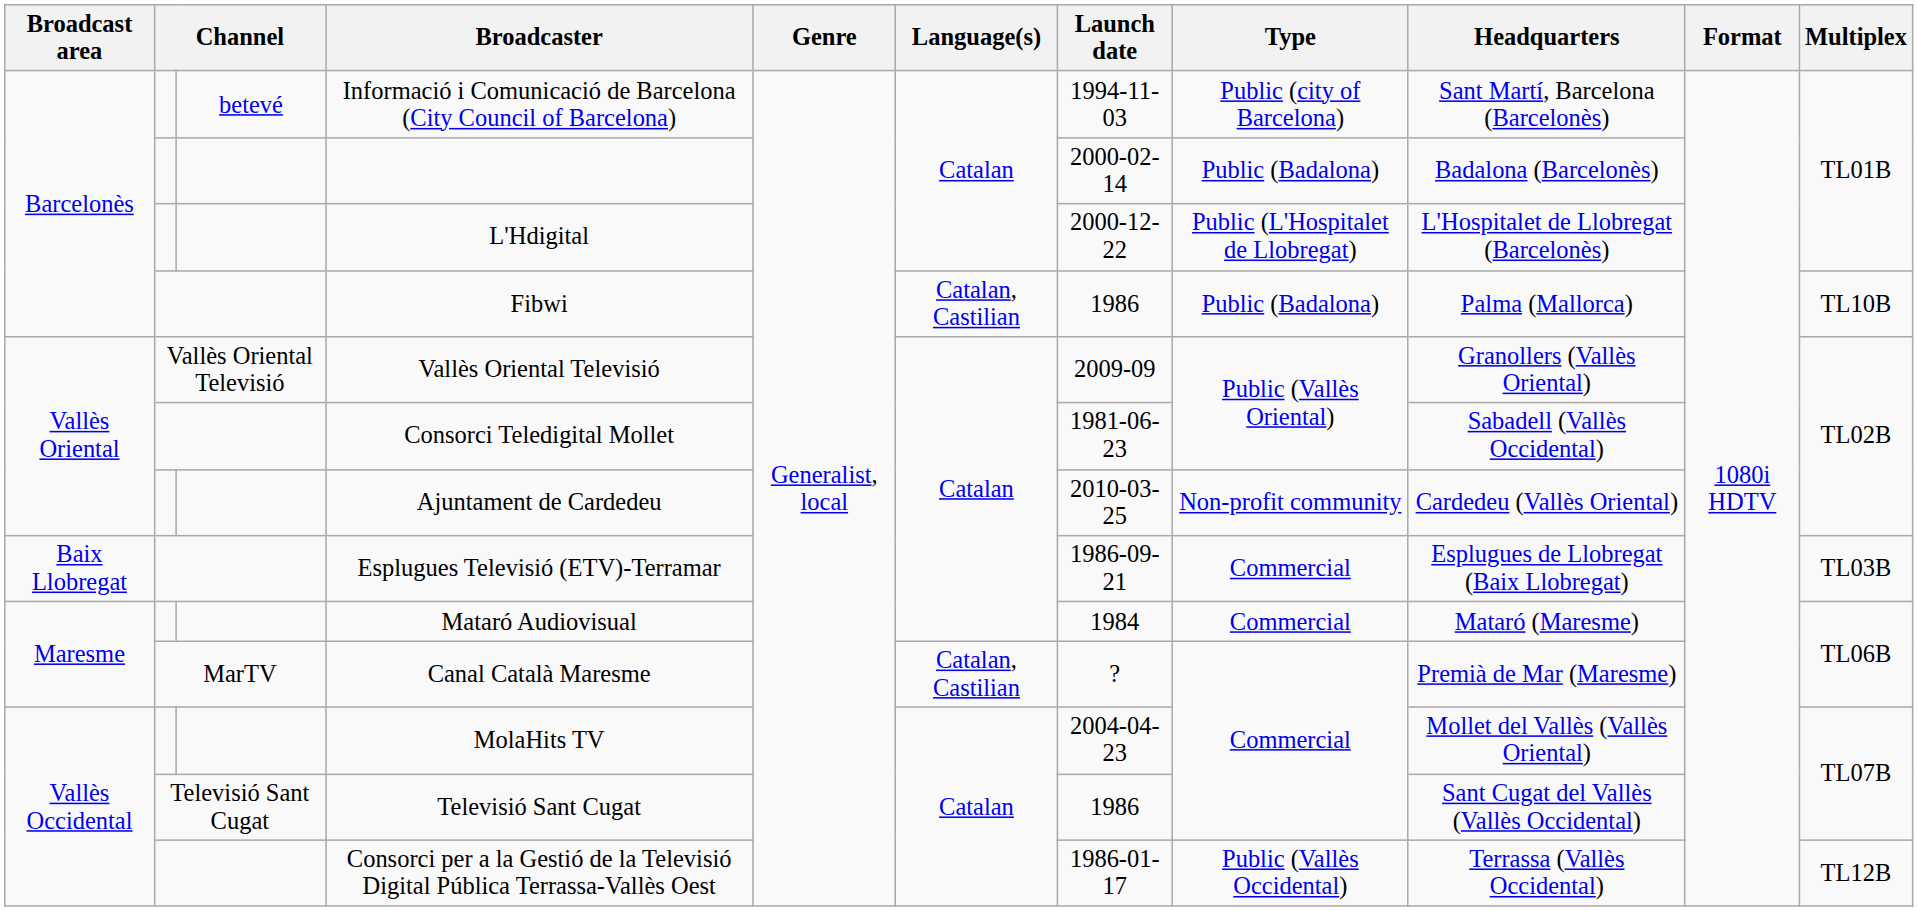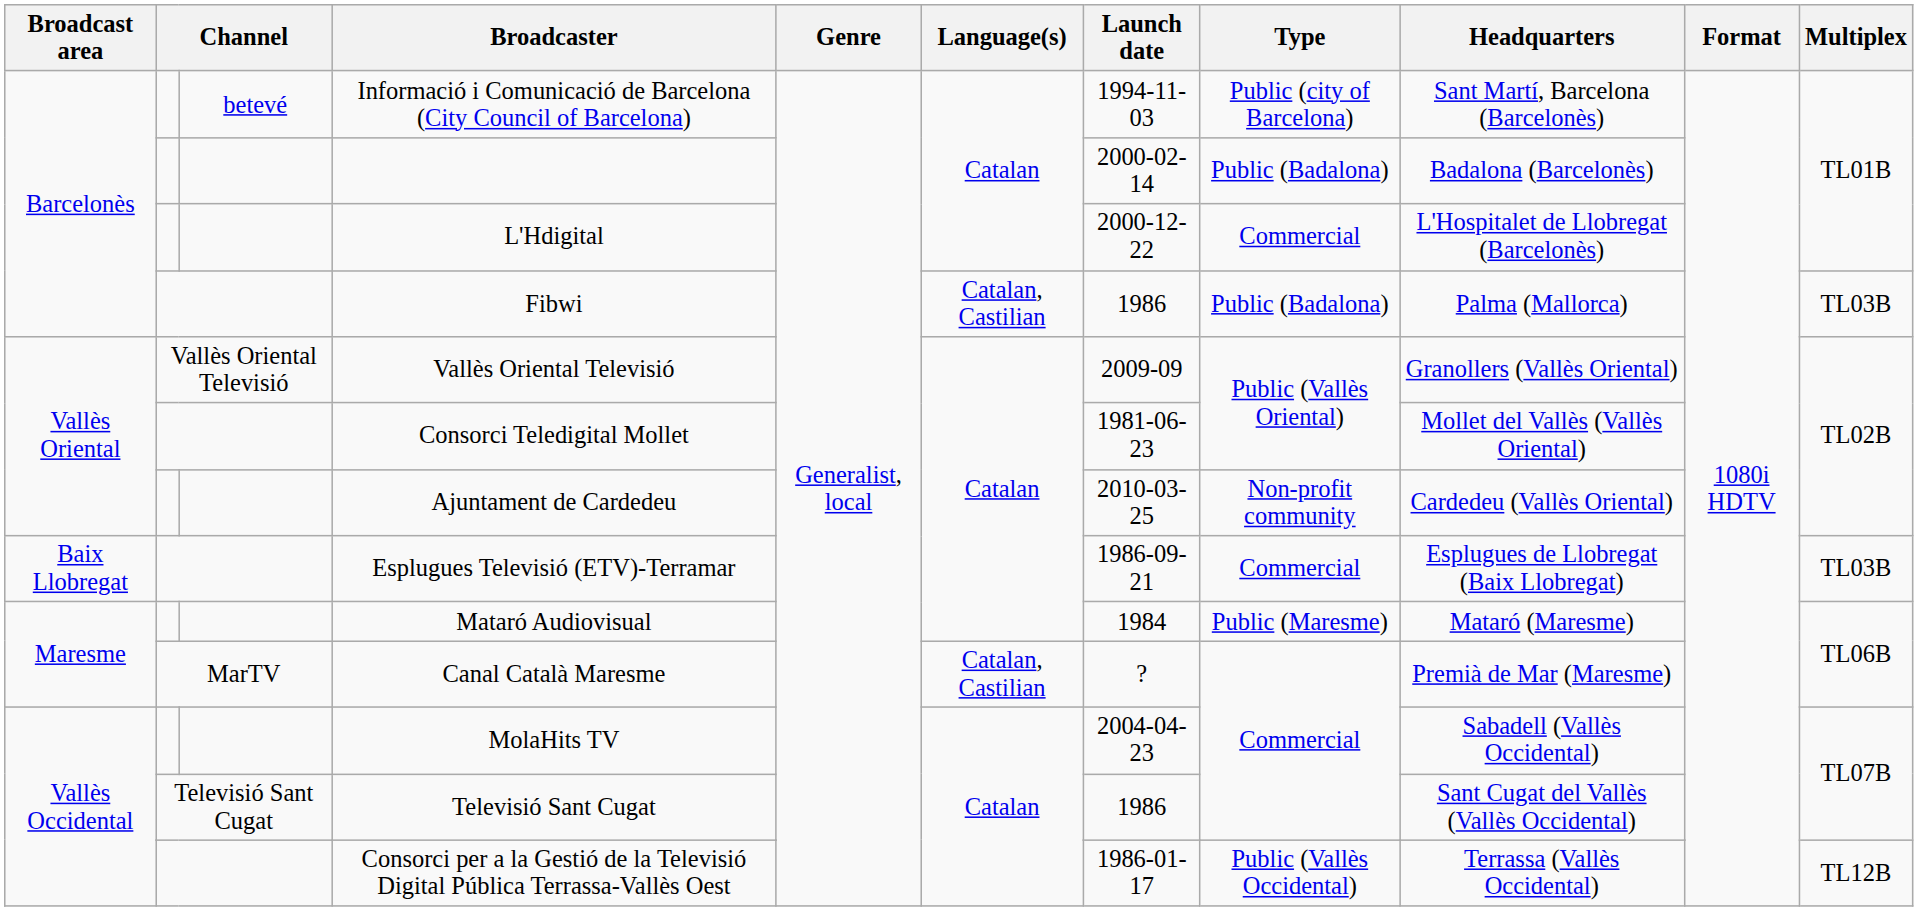(1290, 236) Public (L'Hospitalet de Llobregat) -> (1300, 236) Commercial
(1856, 303) TL10B -> (1856, 303) TL03B
(1547, 435) Sabadell (Vallès Occidental) -> (1542, 435) Mollet del Vallès (Vallès Oriental)
(1290, 621) Commercial -> (1300, 621) Public (Maresme)
(1547, 740) Mollet del Vallès (Vallès Oriental) -> (1542, 740) Sabadell (Vallès Occidental)
